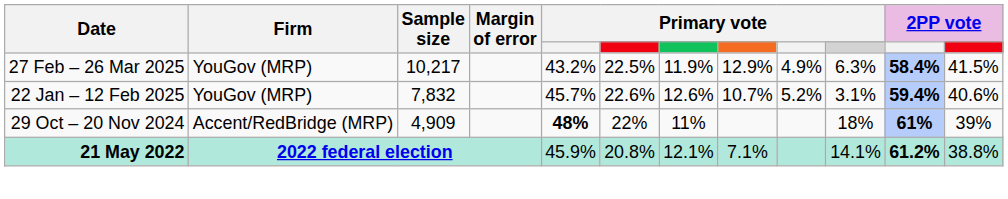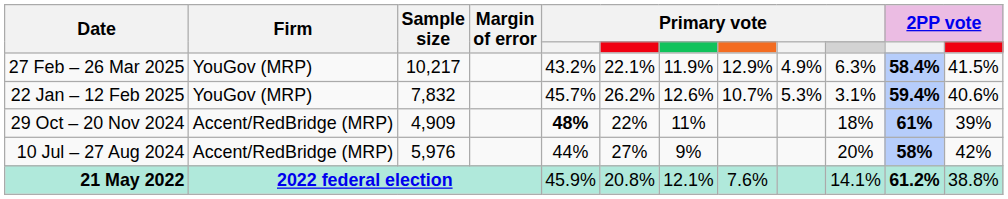(629, 67) 22.5% -> (629, 67) 22.1%
(629, 95) 22.6% -> (629, 95) 26.2%
(801, 95) 5.2% -> (801, 95) 5.3%
+ row: (101, 152)
(747, 152) 7.1% -> (747, 180) 7.6%
